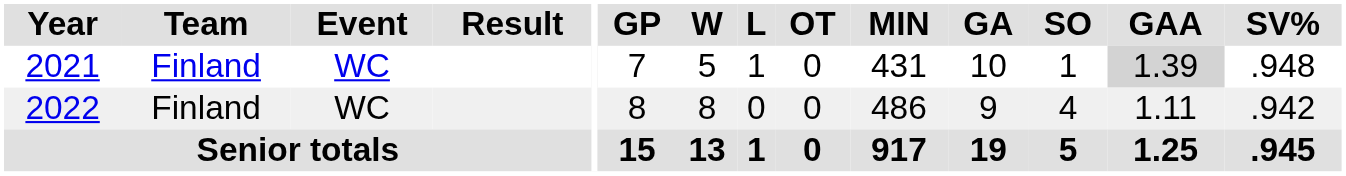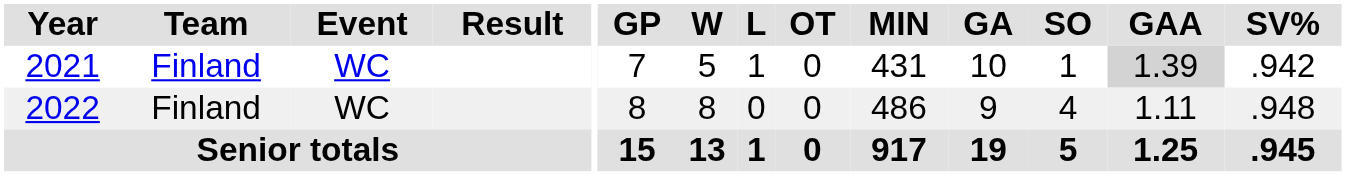(1283, 66) .948 -> (1283, 66) .942
(1283, 107) .942 -> (1283, 107) .948
